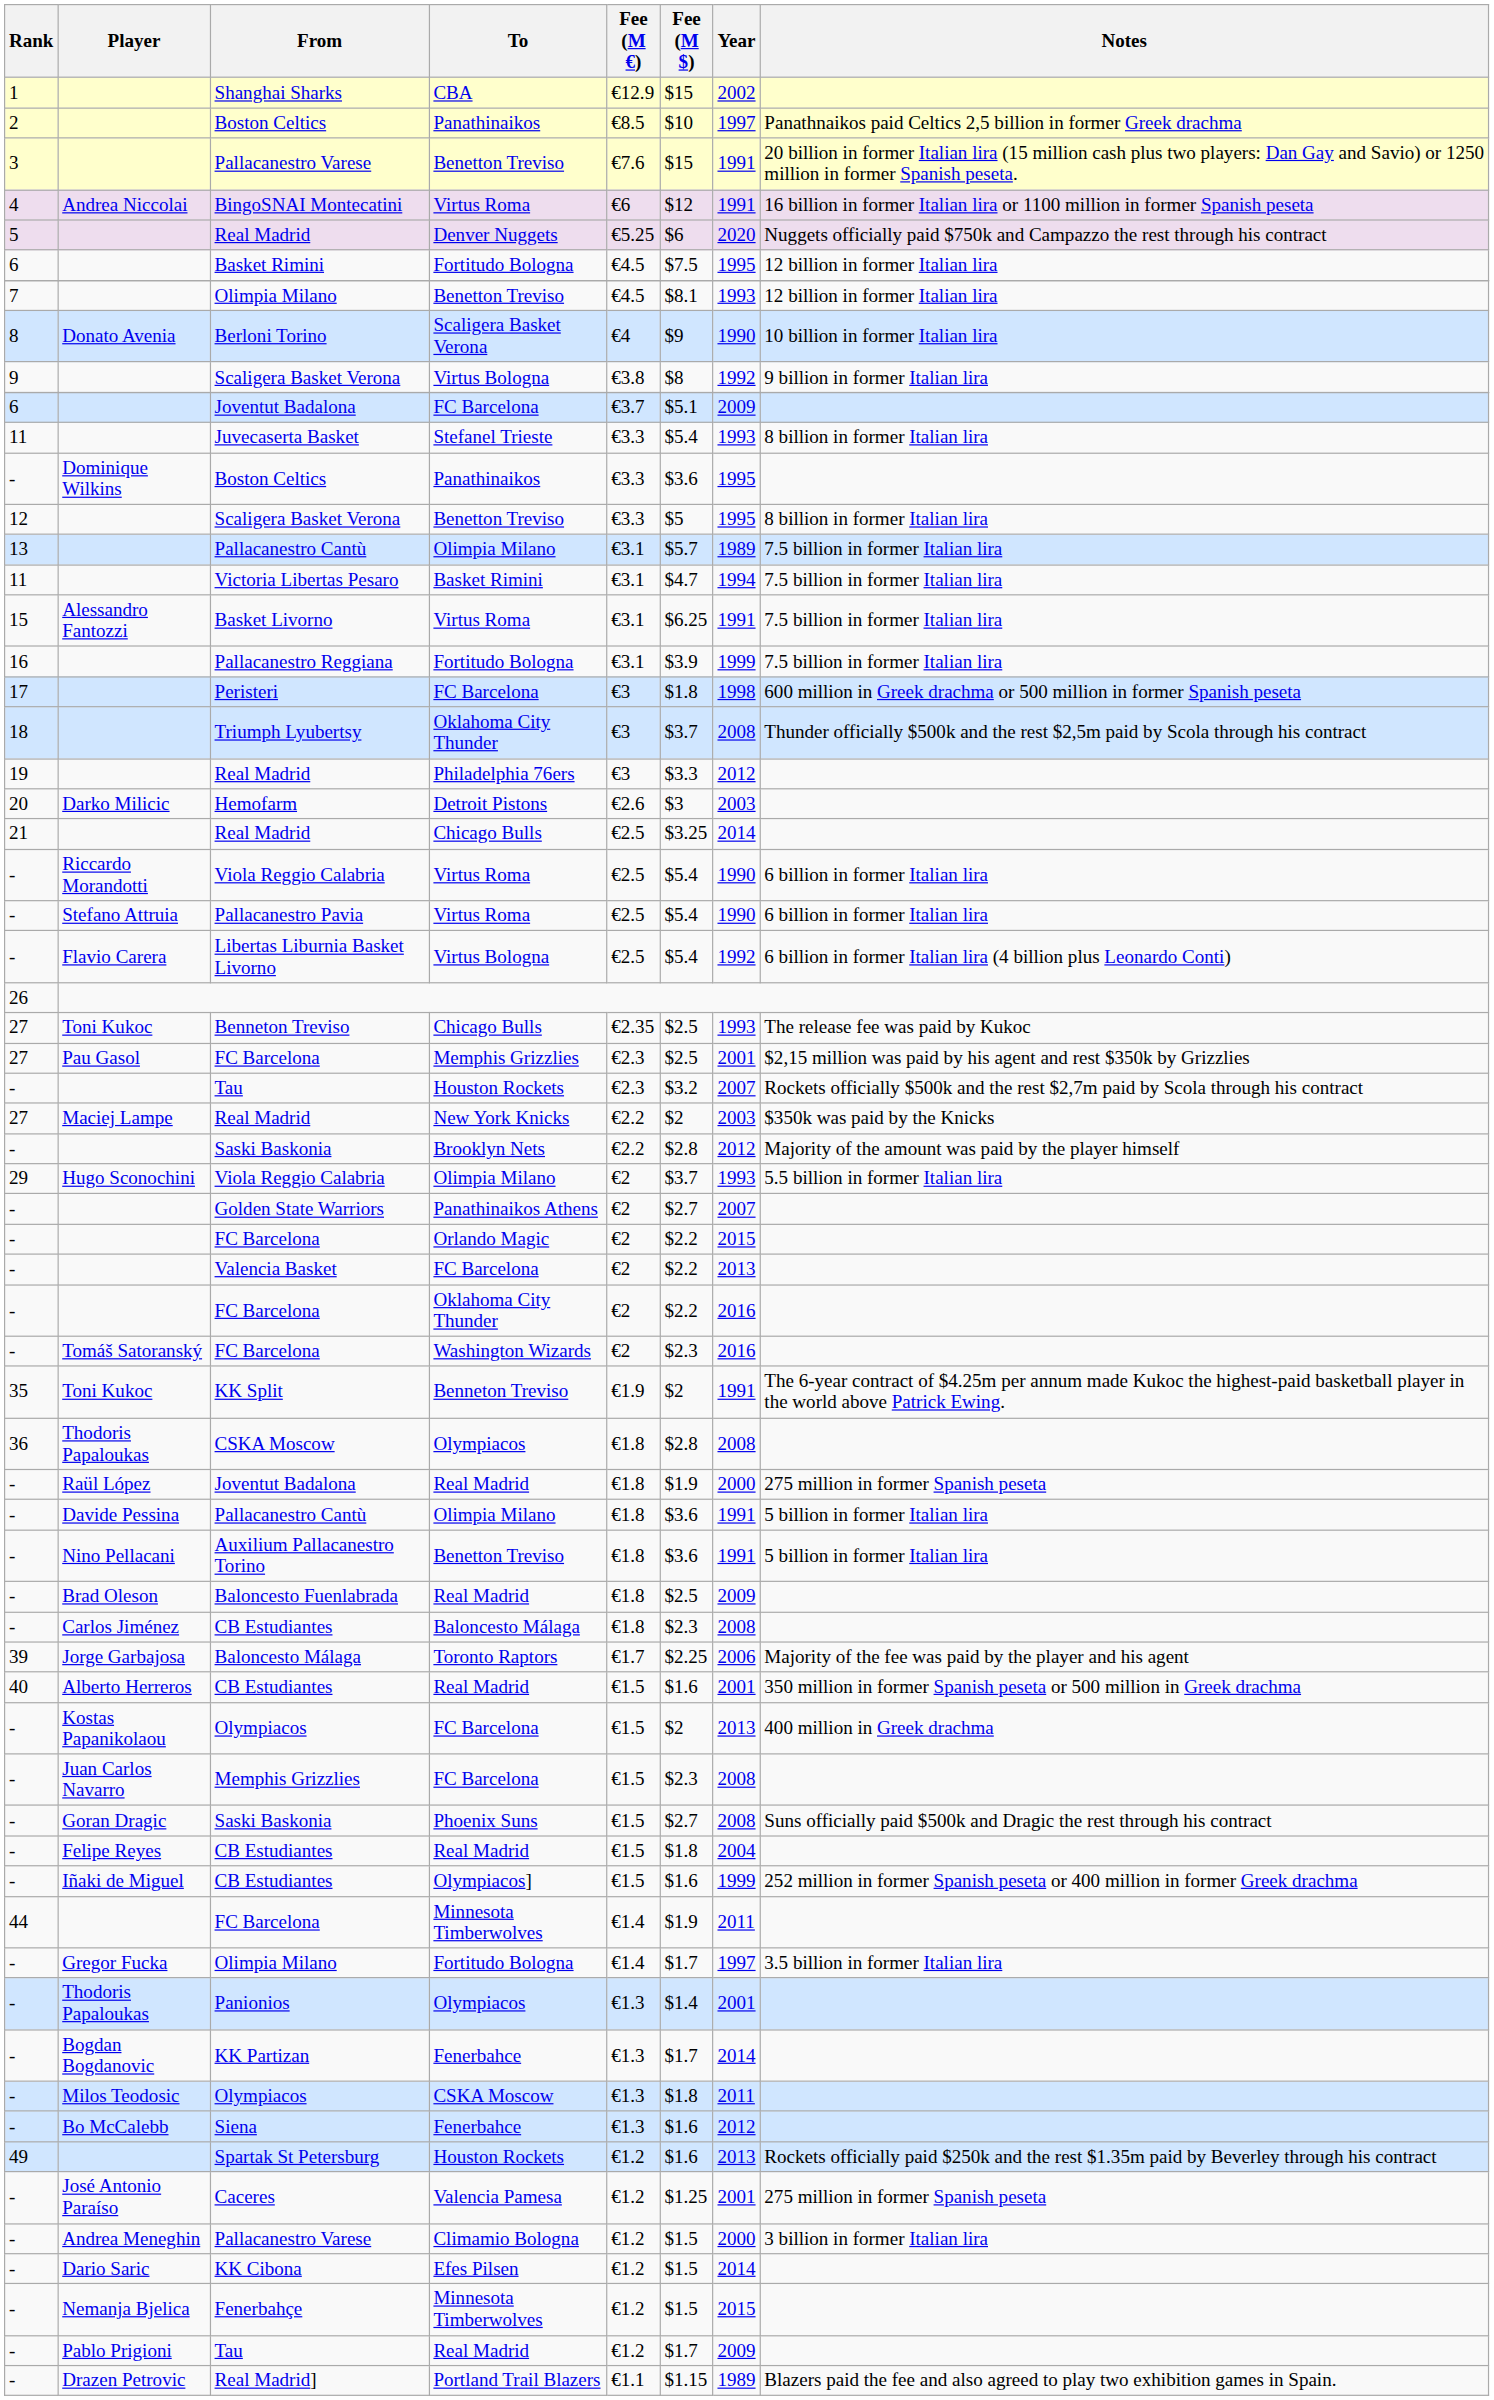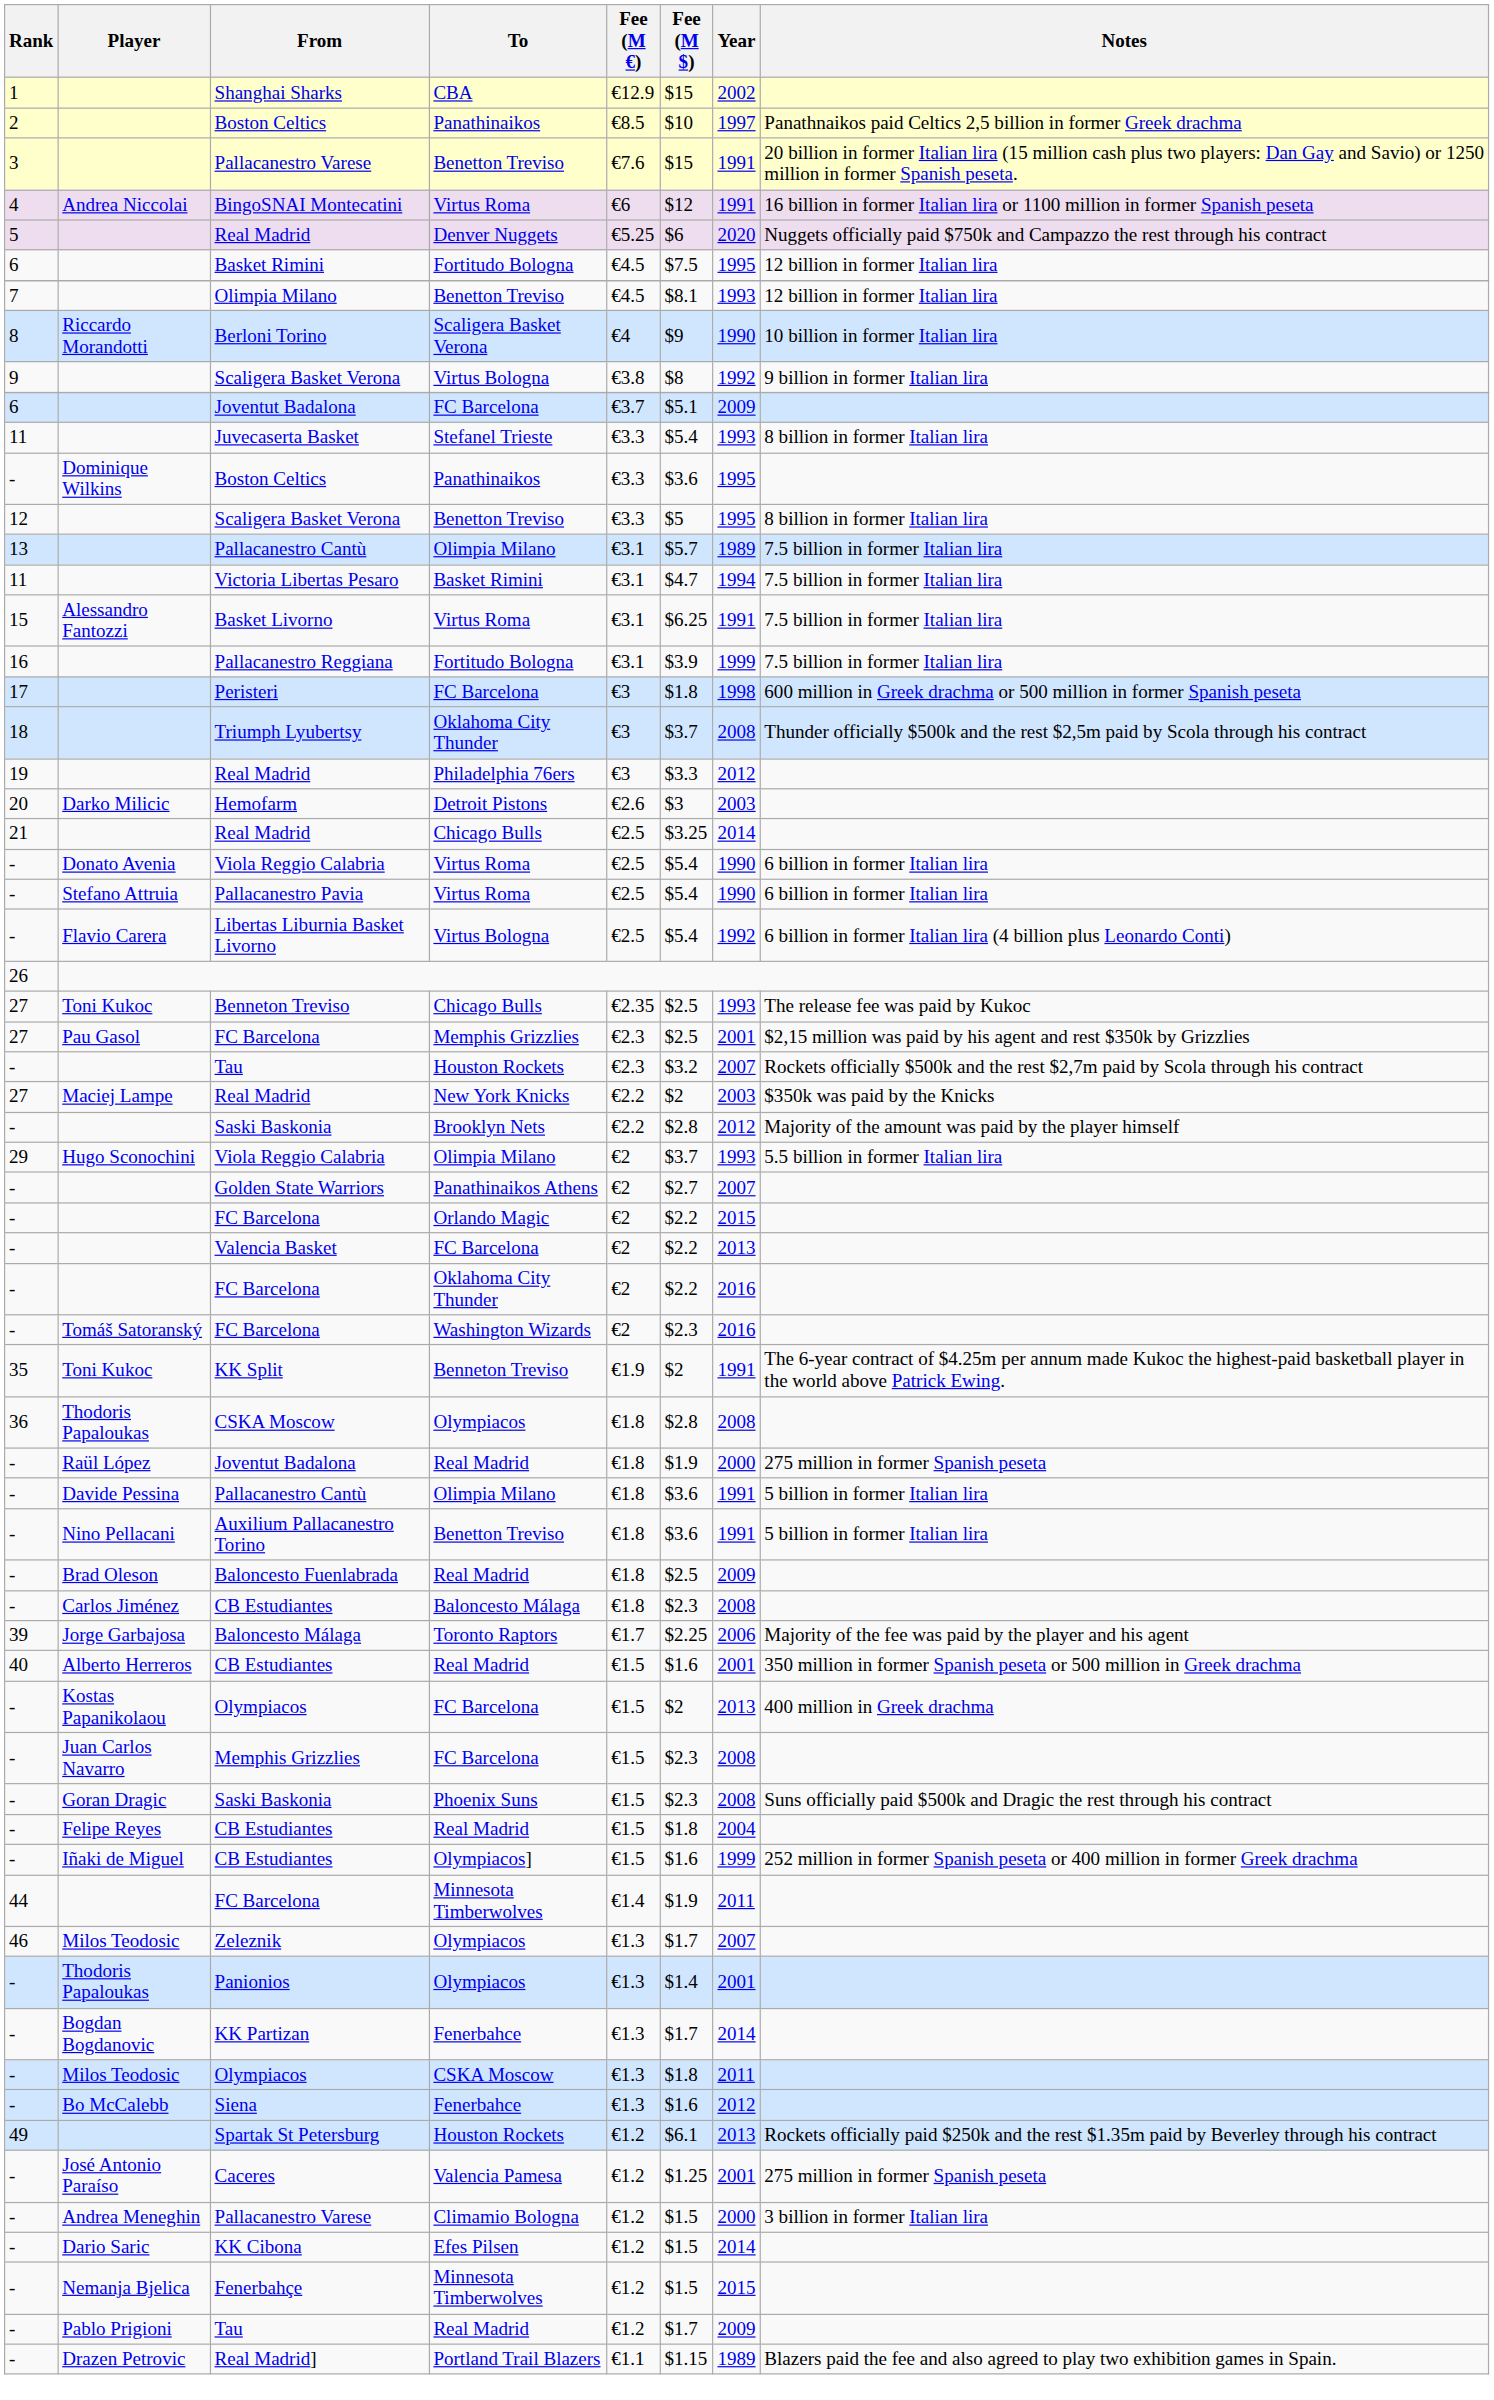(119, 336) Donato Avenia -> (105, 336) Riccardo Morandotti
(105, 874) Riccardo Morandotti -> (119, 864) Donato Avenia
(681, 1820) $2.7 -> (681, 1799) $2.3
- row: (276, 1962)
+ row: (248, 1941)
(681, 2156) $1.6 -> (681, 2135) $6.1
